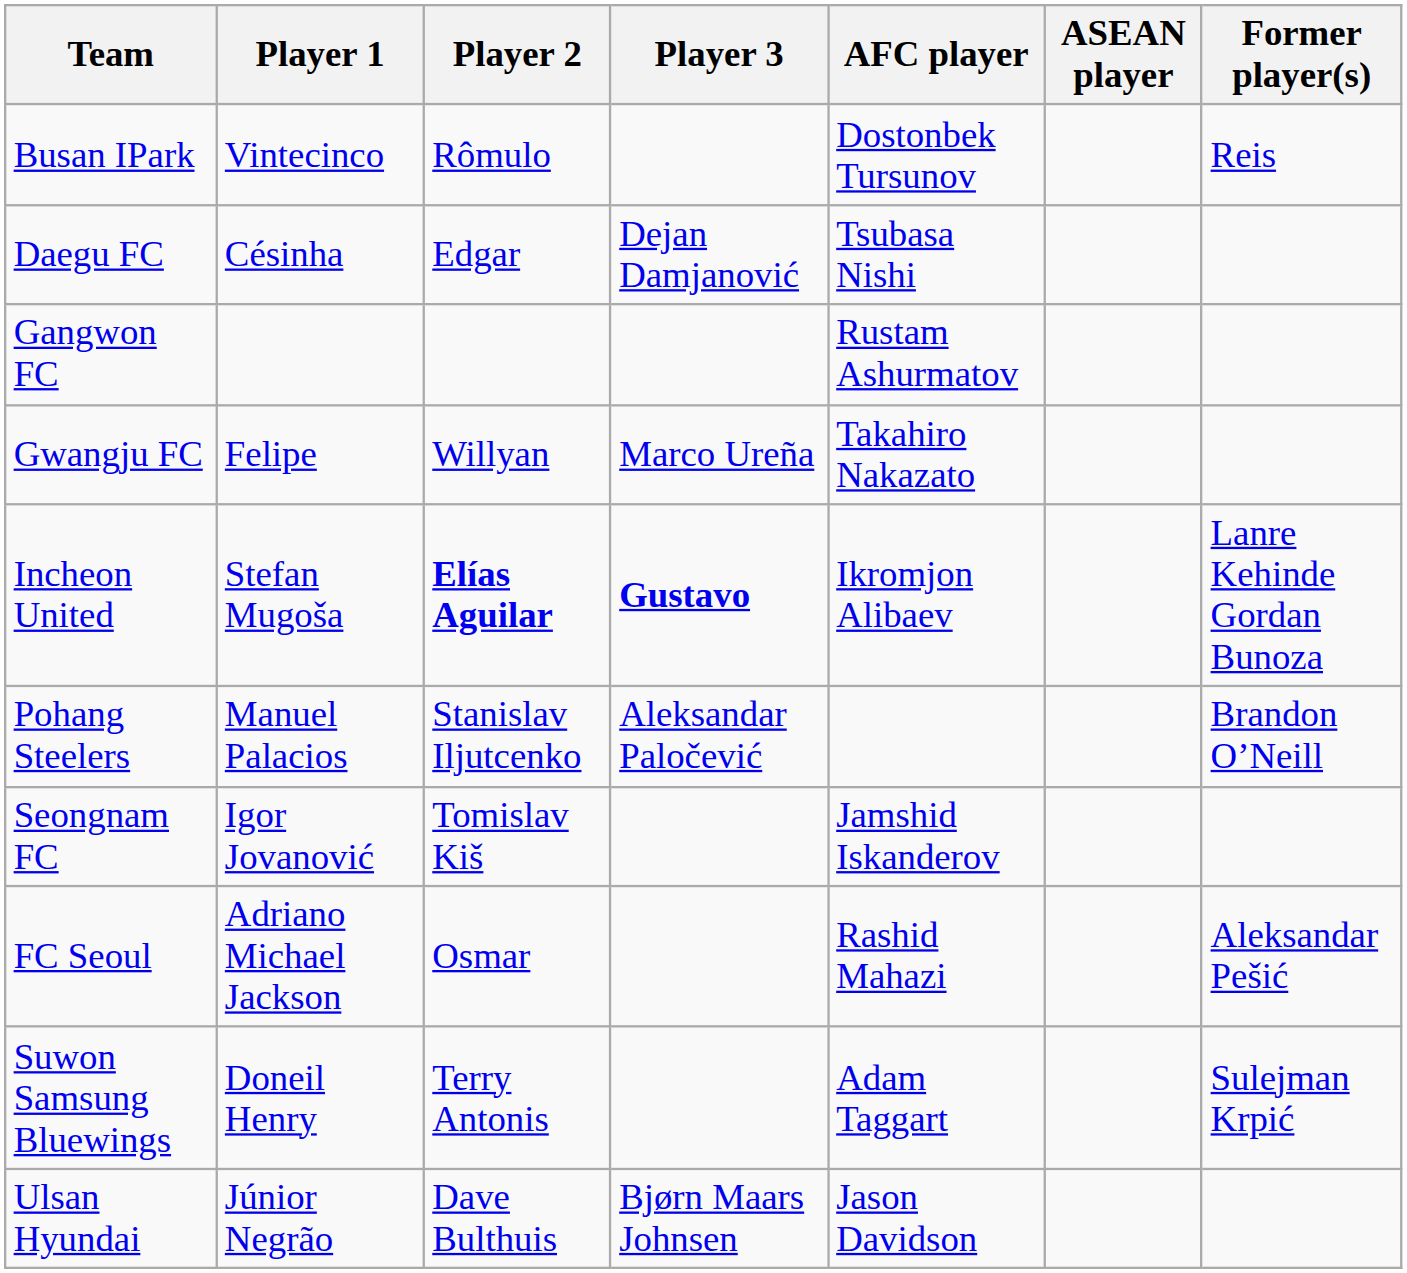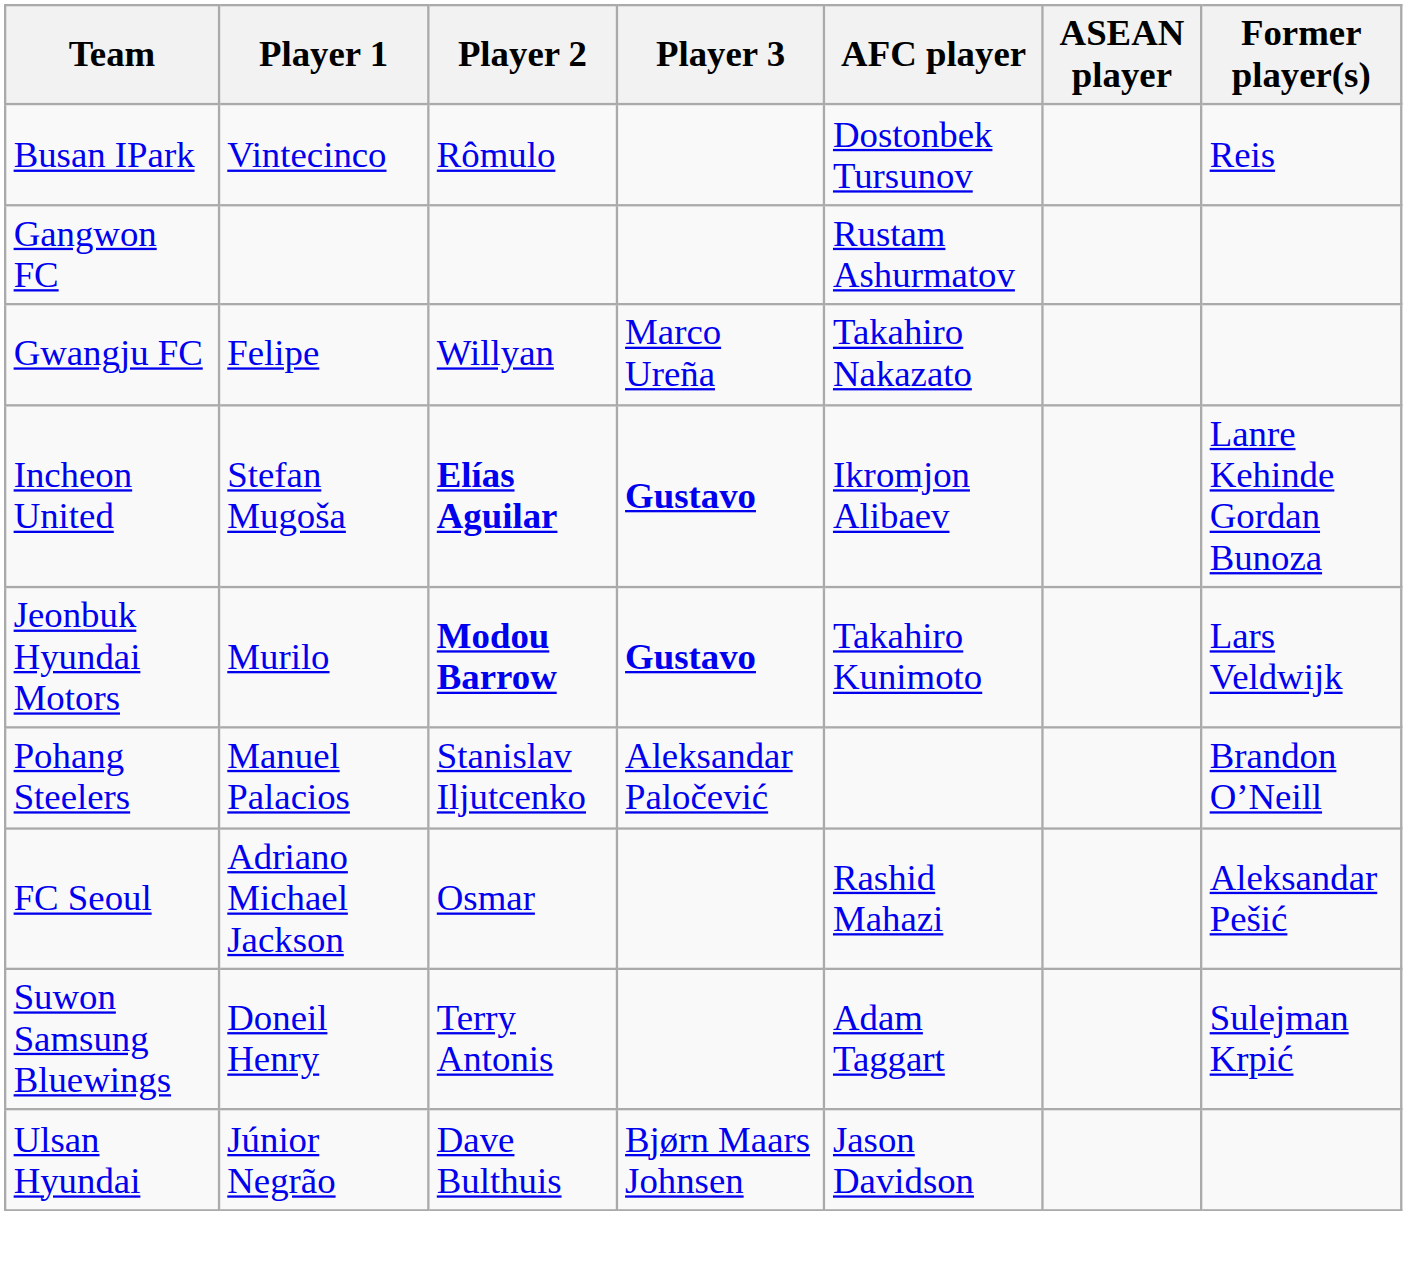- row: (89, 253)
+ row: (77, 656)
- row: (91, 835)
